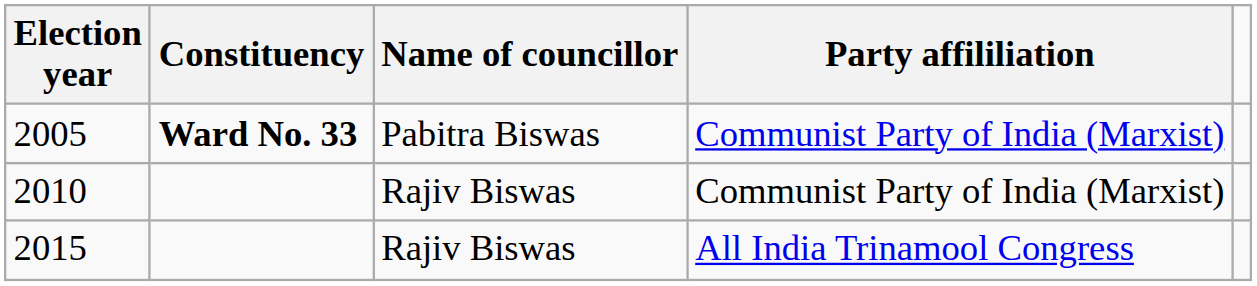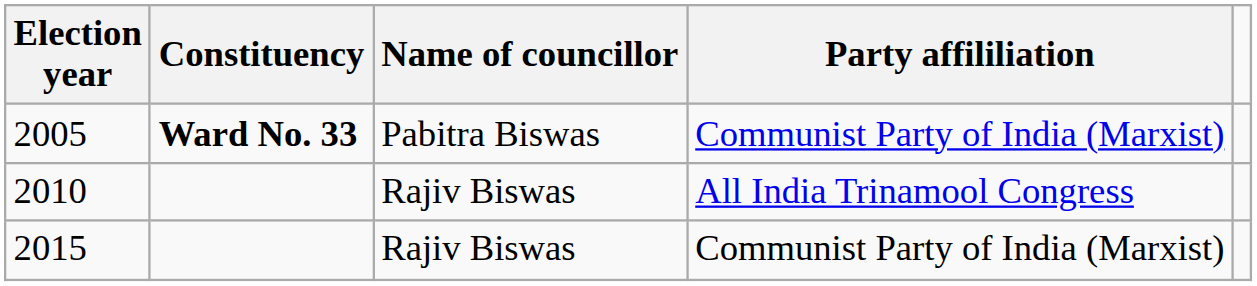(960, 190) Communist Party of India (Marxist) -> (915, 190) All India Trinamool Congress
(915, 249) All India Trinamool Congress -> (960, 249) Communist Party of India (Marxist)
